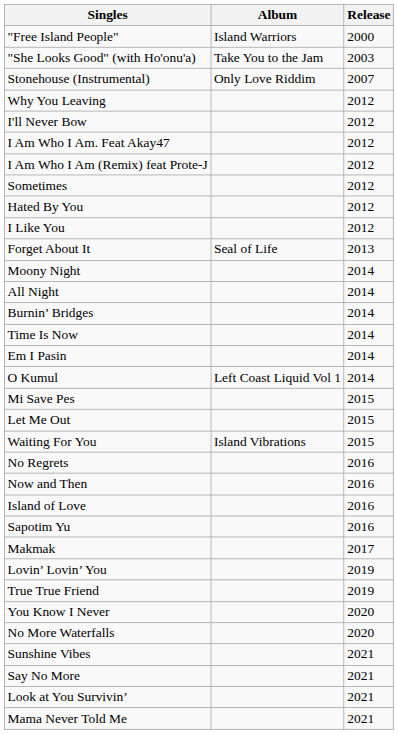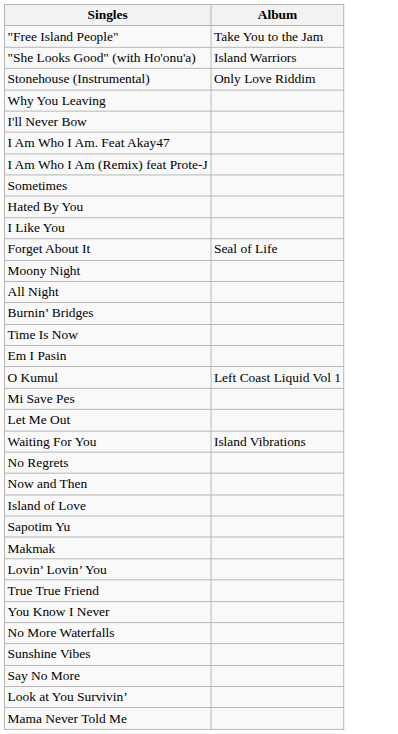- column: (369, 15)
(255, 36) Island Warriors -> (269, 36) Take You to the Jam
(269, 57) Take You to the Jam -> (255, 57) Island Warriors
